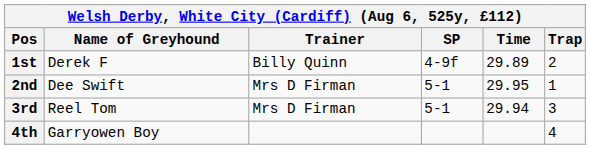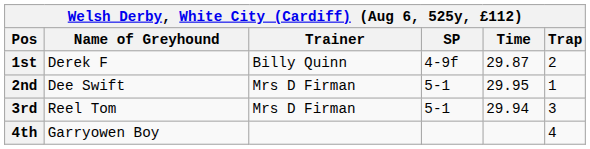(508, 63) 29.89 -> (508, 63) 29.87
